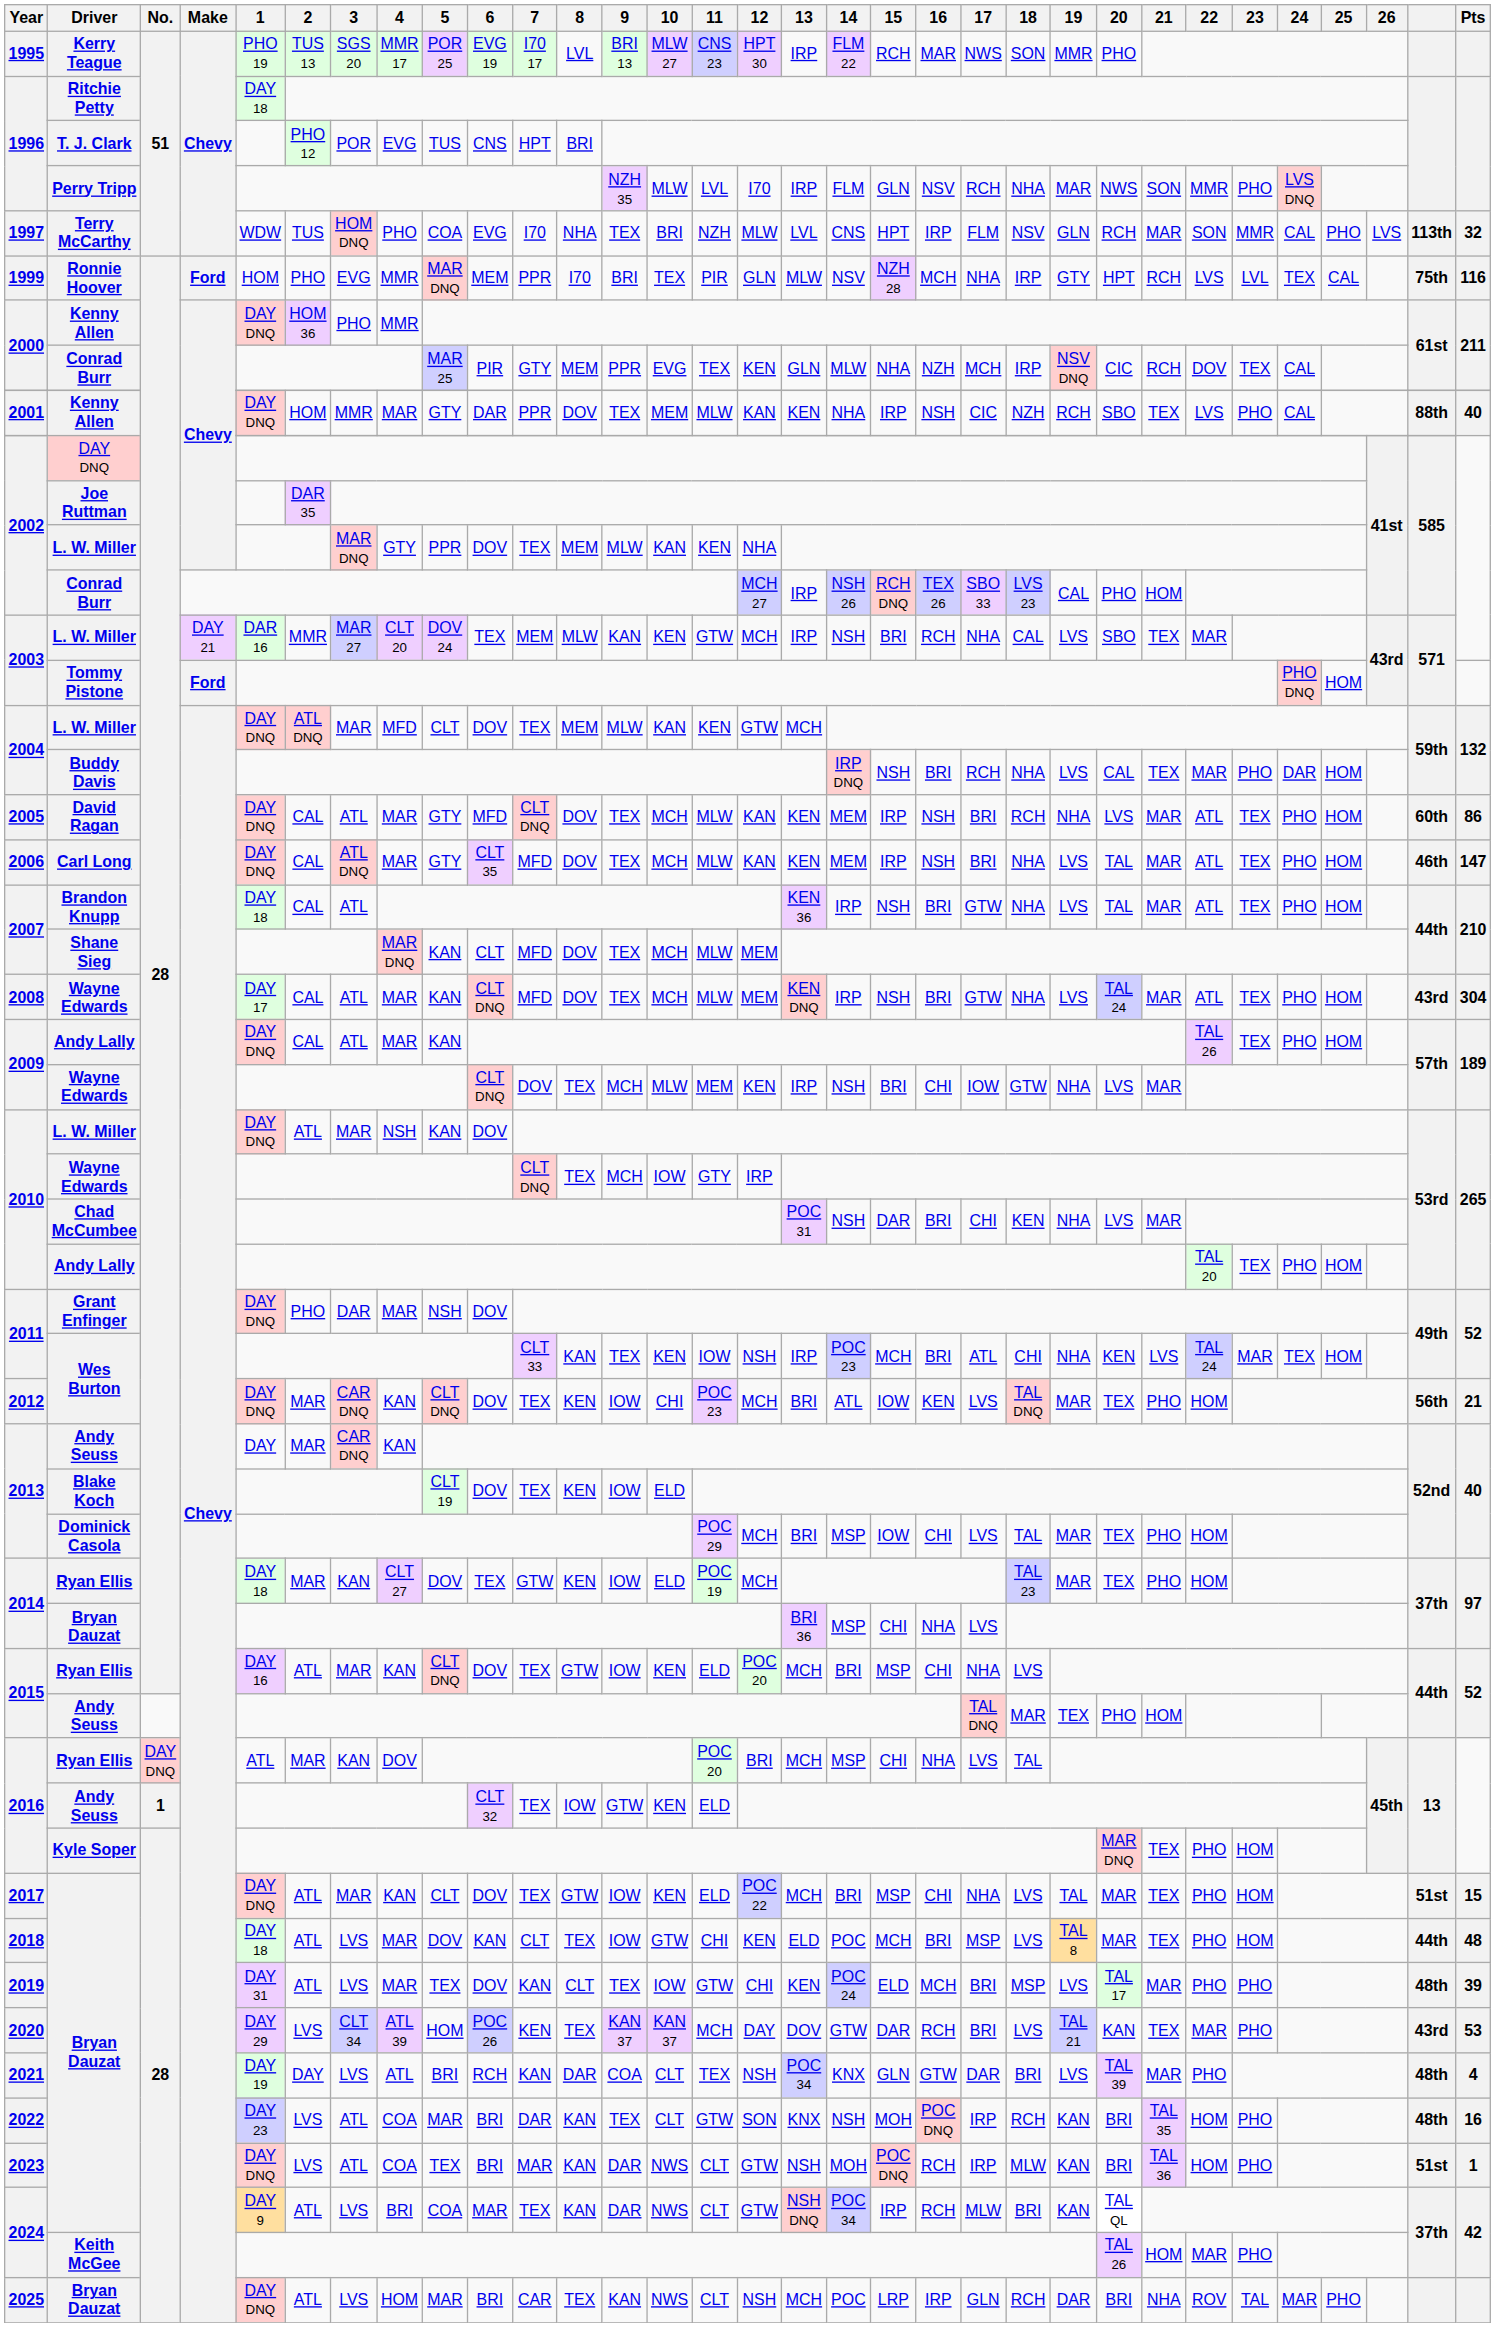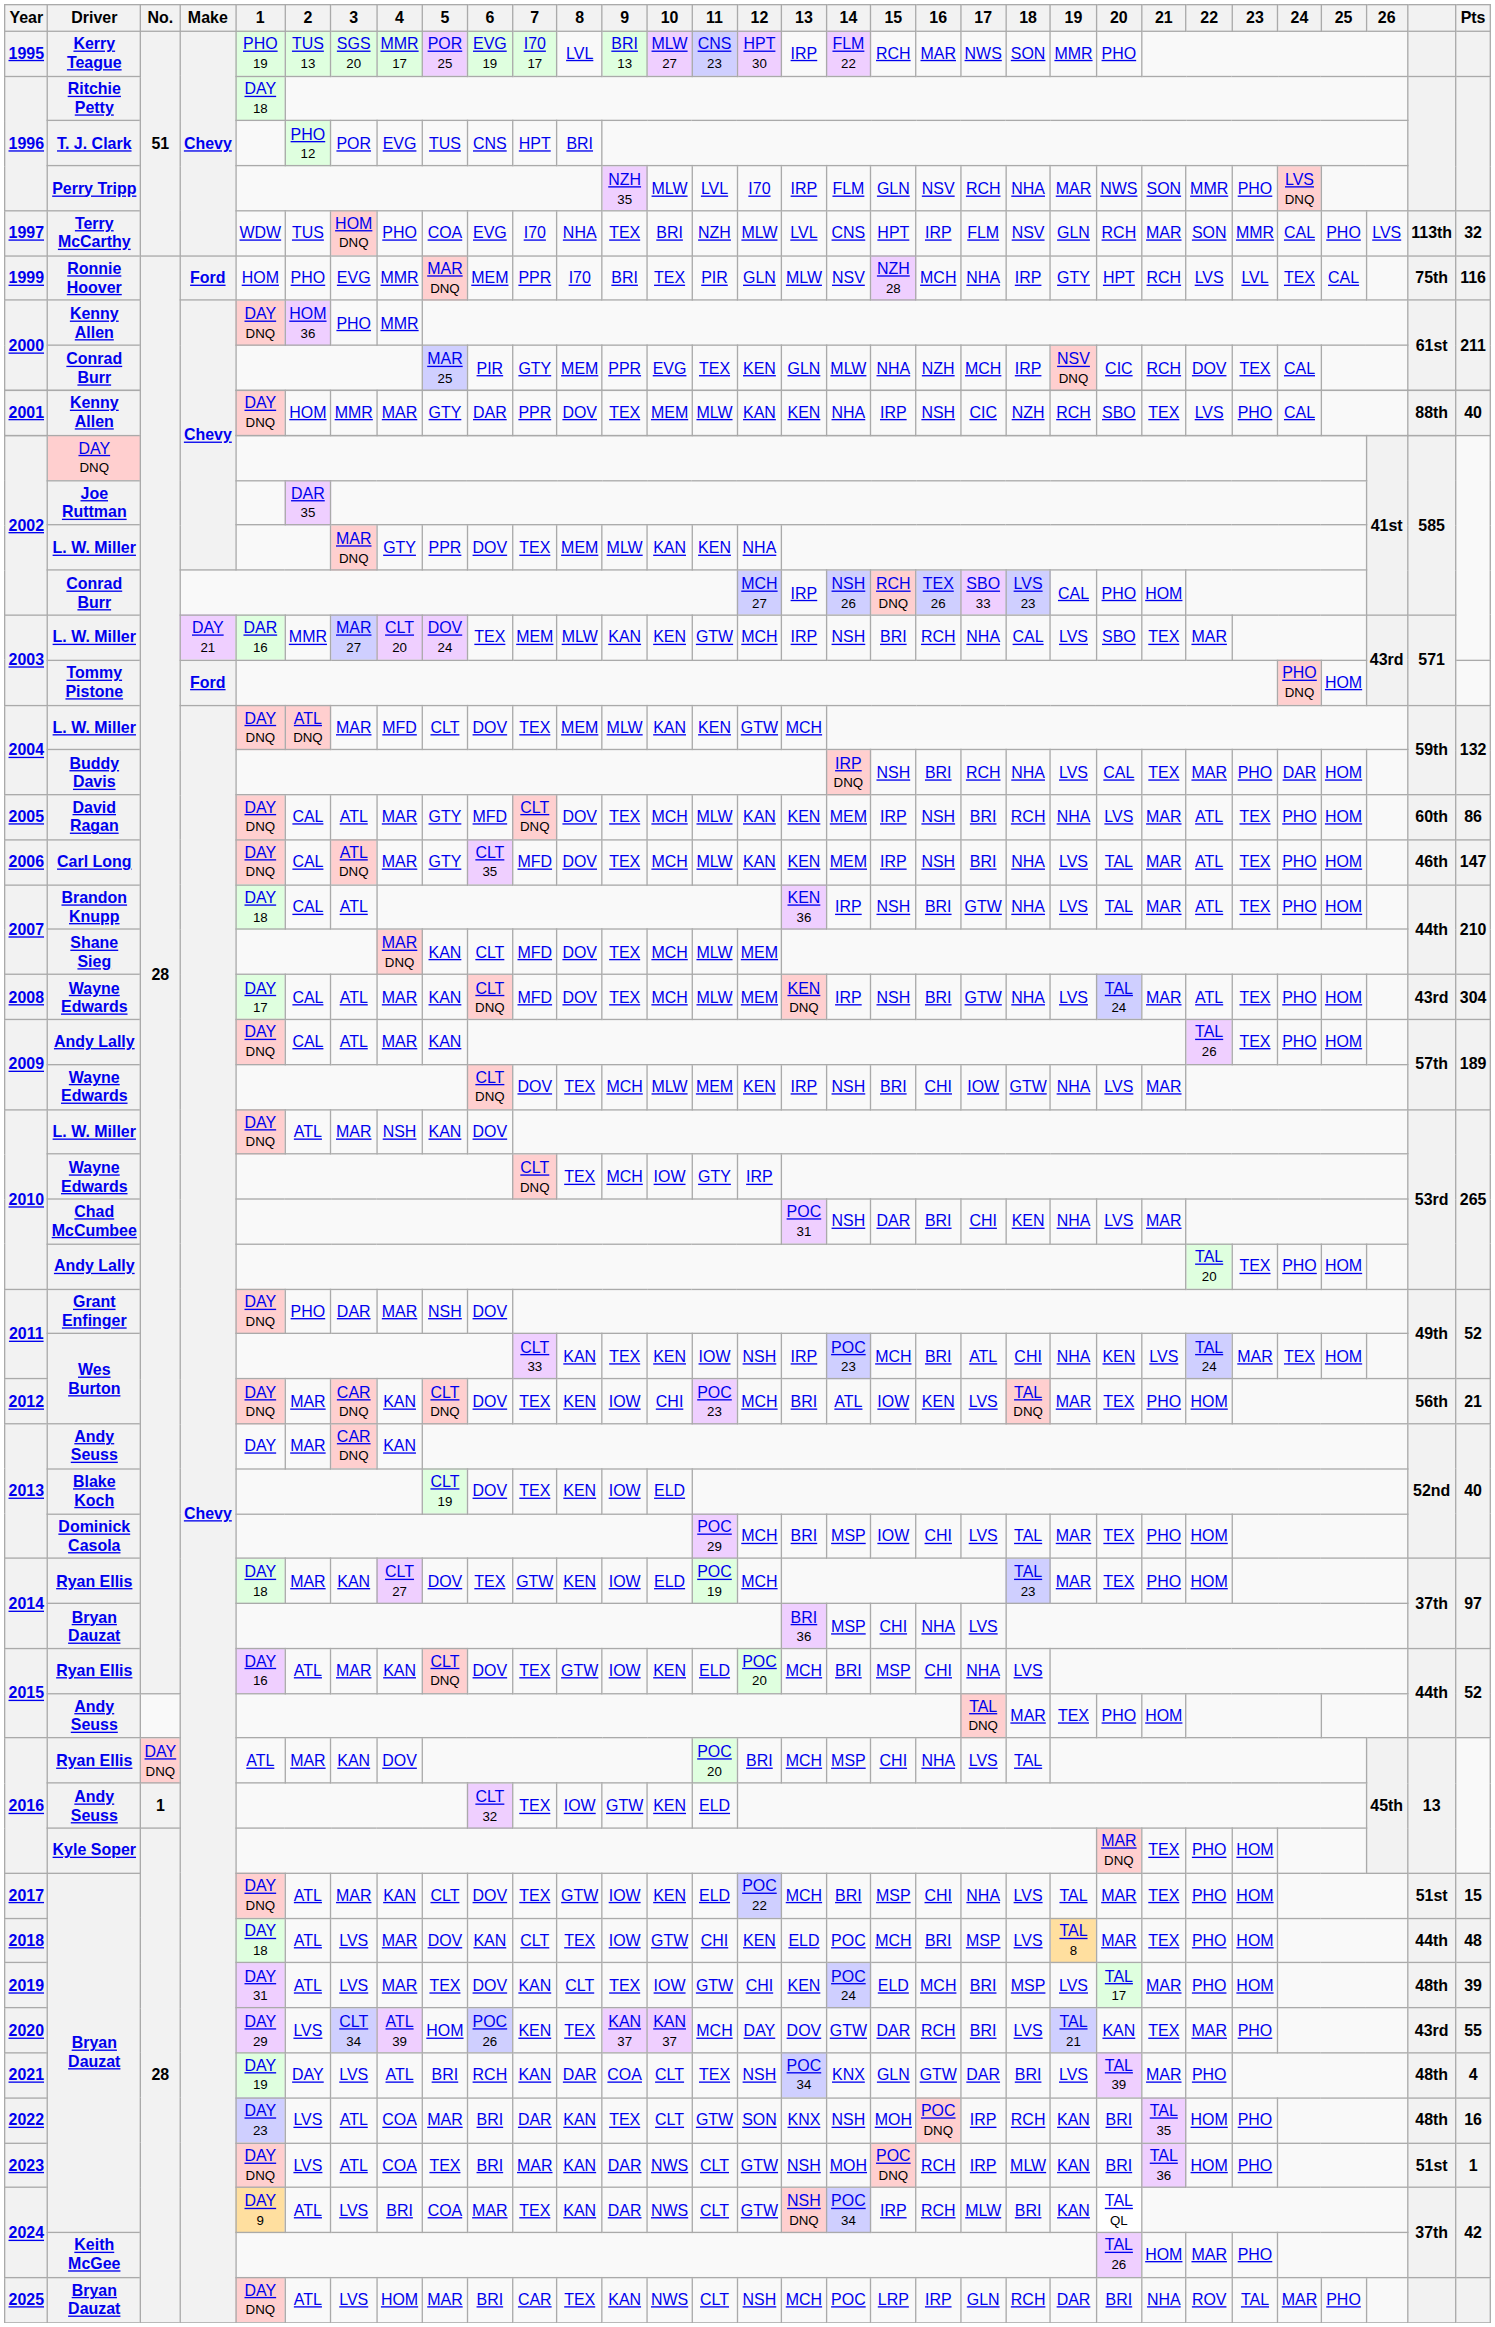(1255, 1985) PHO -> (1255, 1985) HOM
(1473, 2030) 53 -> (1473, 2030) 55
